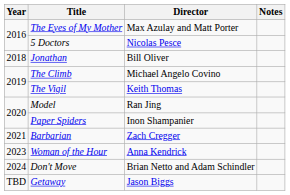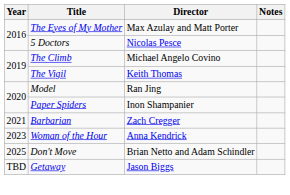- row: (49, 58)
(16, 167) 2024 -> (16, 151) 2025
